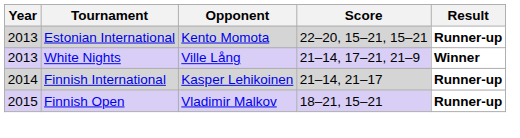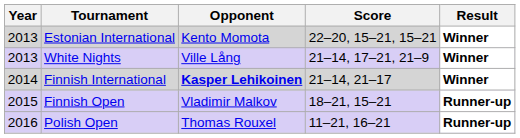(468, 37) Runner-up -> (466, 37) Winner
(237, 80) normal -> (242, 80) bold
(468, 80) Runner-up -> (466, 80) Winner
+ row: (81, 122)
